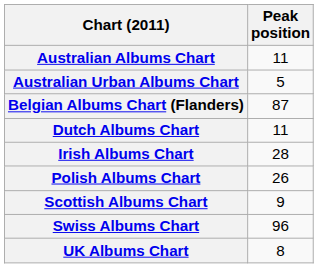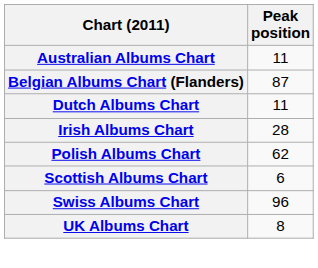- row: (126, 81)
(280, 178) 26 -> (280, 154) 62
(280, 202) 9 -> (280, 178) 6
